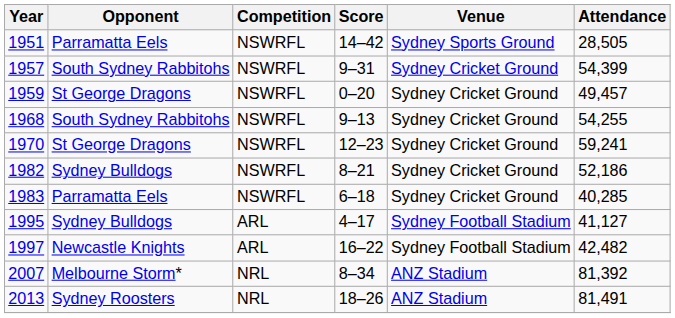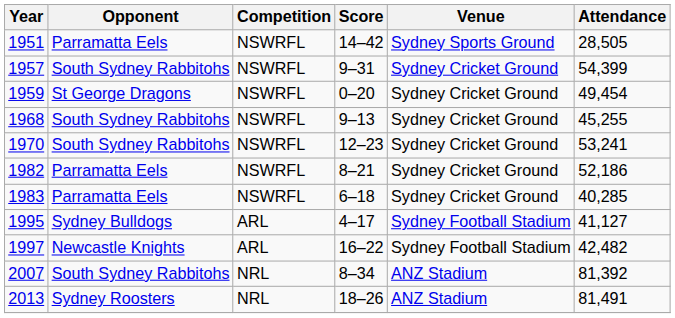(603, 94) 49,457 -> (603, 94) 49,454
(603, 119) 54,255 -> (603, 119) 45,255
(121, 145) St George Dragons -> (141, 145) South Sydney Rabbitohs
(603, 145) 59,241 -> (603, 145) 53,241
(112, 171) Sydney Bulldogs -> (110, 171) Parramatta Eels
(117, 273) Melbourne Storm* -> (141, 273) South Sydney Rabbitohs
